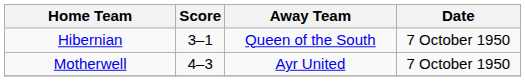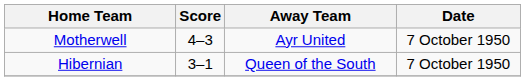rows swapped: (90, 40) <-> (90, 64)
